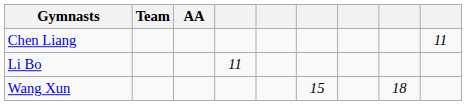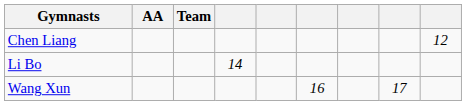columns swapped: (153, 16) <-> (194, 16)
(440, 40) 11 -> (440, 40) 12
(235, 64) 11 -> (235, 64) 14
(317, 88) 15 -> (317, 88) 16
(399, 88) 18 -> (399, 88) 17
